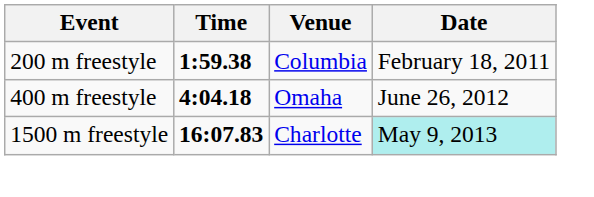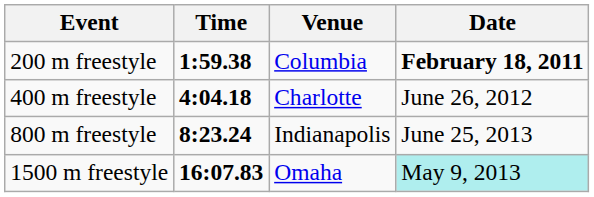(464, 60) normal -> (492, 60) bold
(308, 97) Omaha -> (318, 97) Charlotte
+ row: (83, 135)
(318, 135) Charlotte -> (308, 172) Omaha
